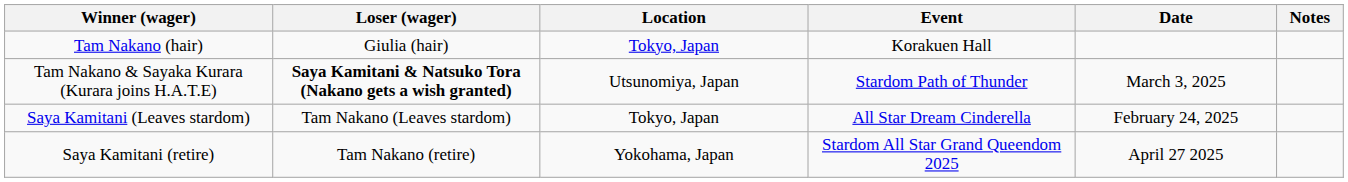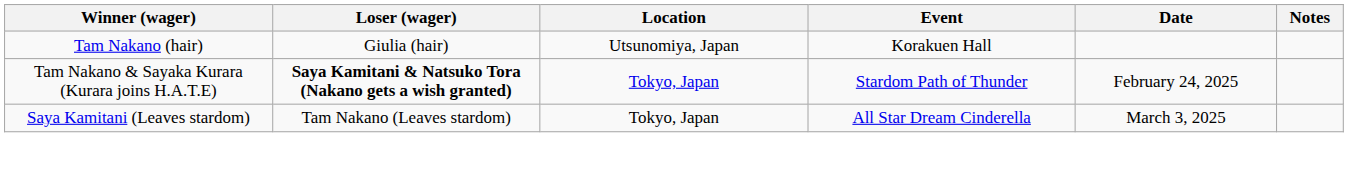(674, 44) Tokyo, Japan -> (674, 44) Utsunomiya, Japan
(674, 81) Utsunomiya, Japan -> (674, 81) Tokyo, Japan
(1176, 81) March 3, 2025 -> (1176, 81) February 24, 2025
(1176, 117) February 24, 2025 -> (1176, 117) March 3, 2025
- row: (138, 154)
